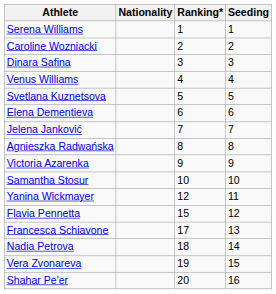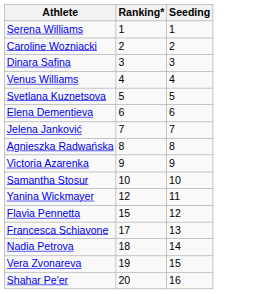- column: (145, 12)
